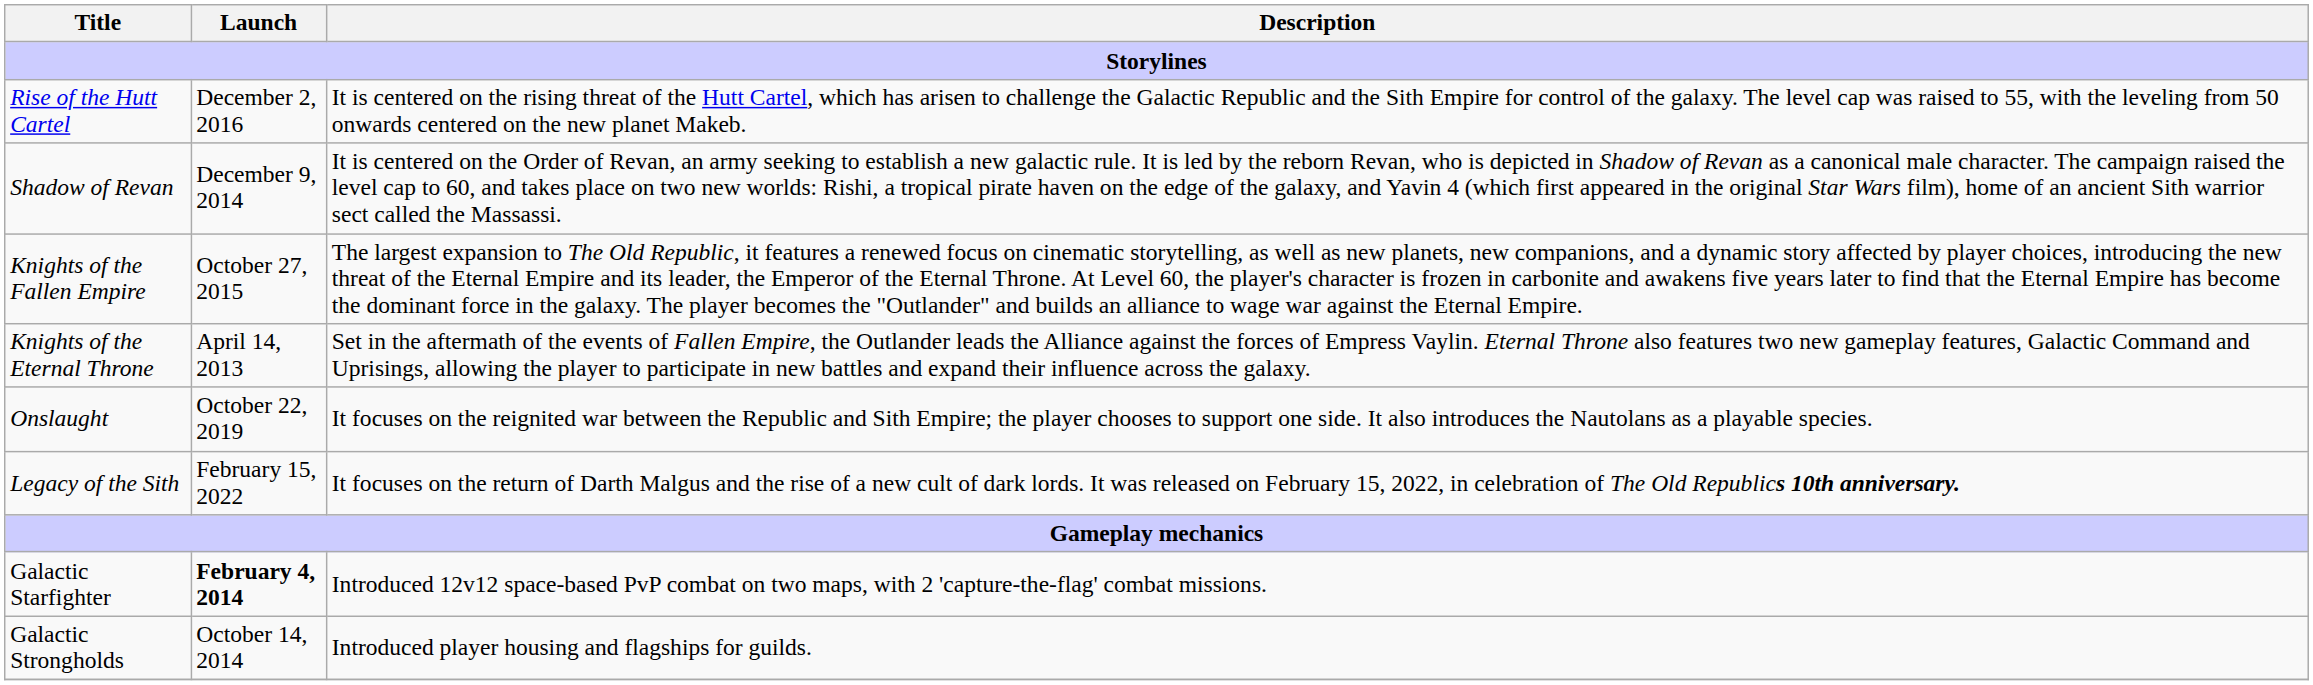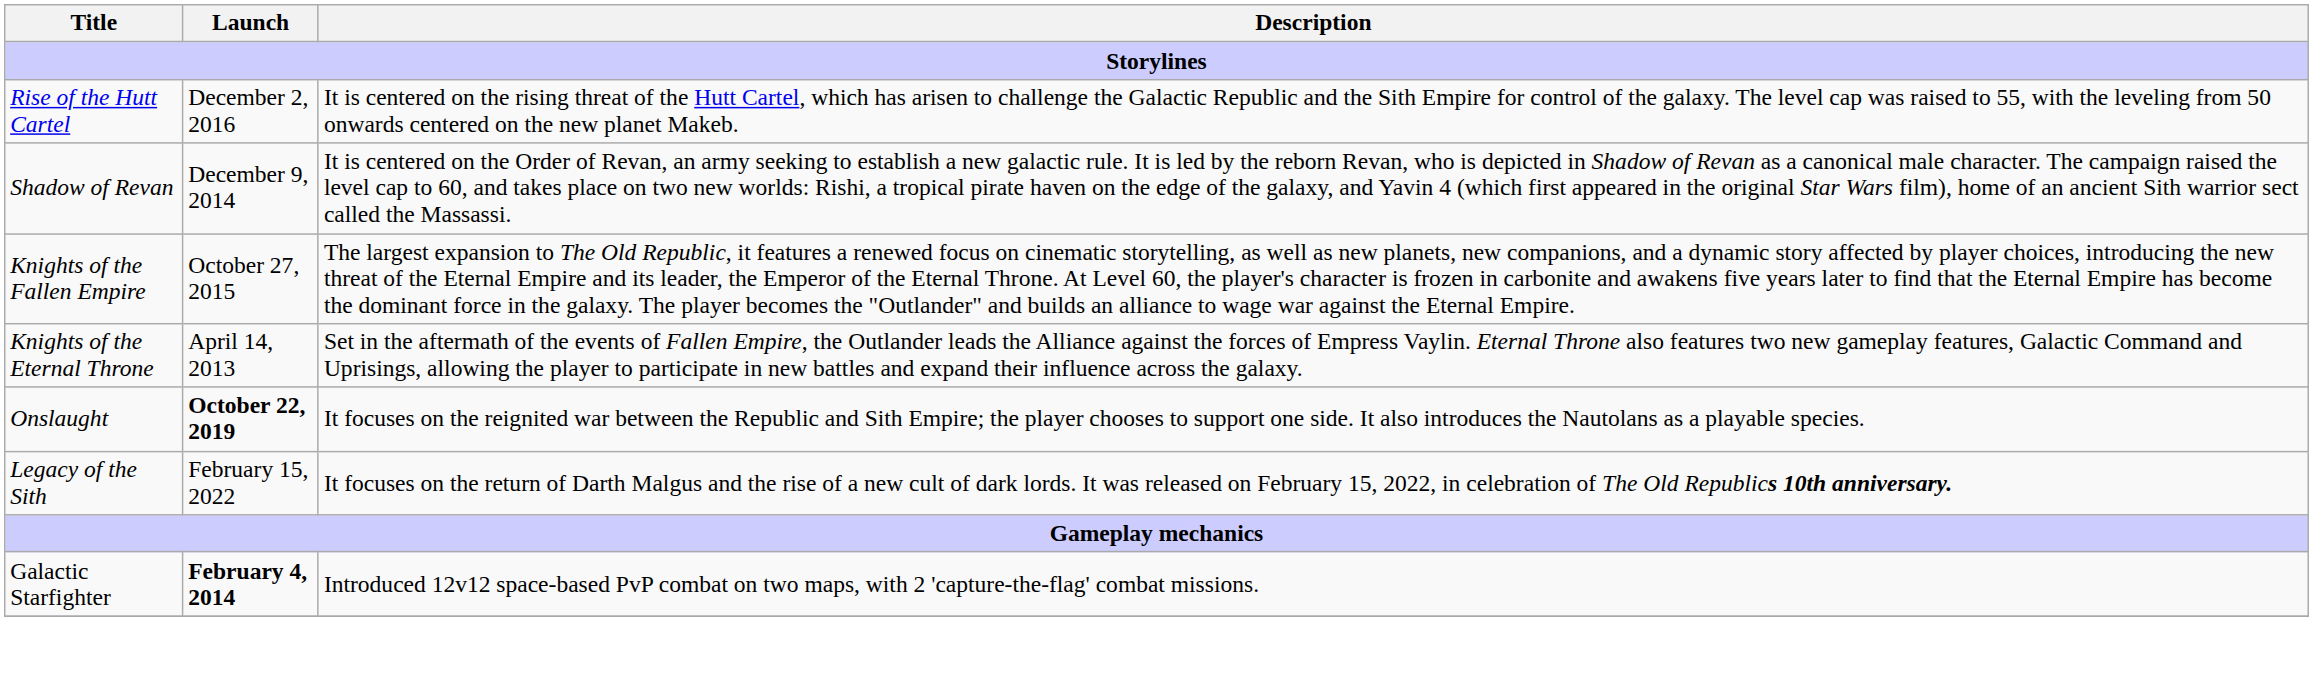(252, 418) normal -> (247, 418) bold
- row: (67, 647)
